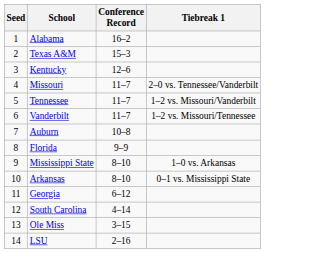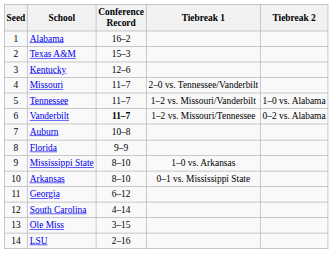+ column: (294, 18)
(121, 116) normal -> (121, 116) bold
